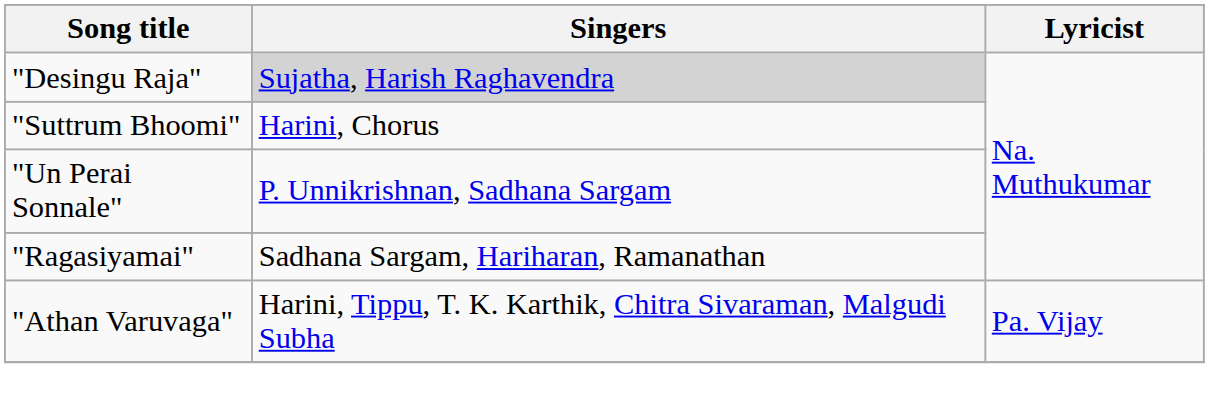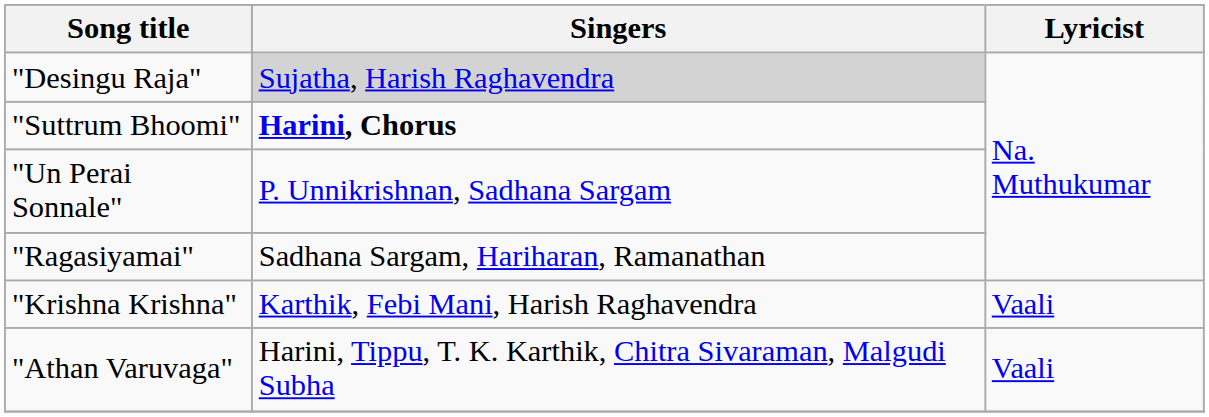(349, 125) normal -> (358, 125) bold
+ row: (124, 303)
(1047, 320) Pa. Vijay -> (1023, 369) Vaali
